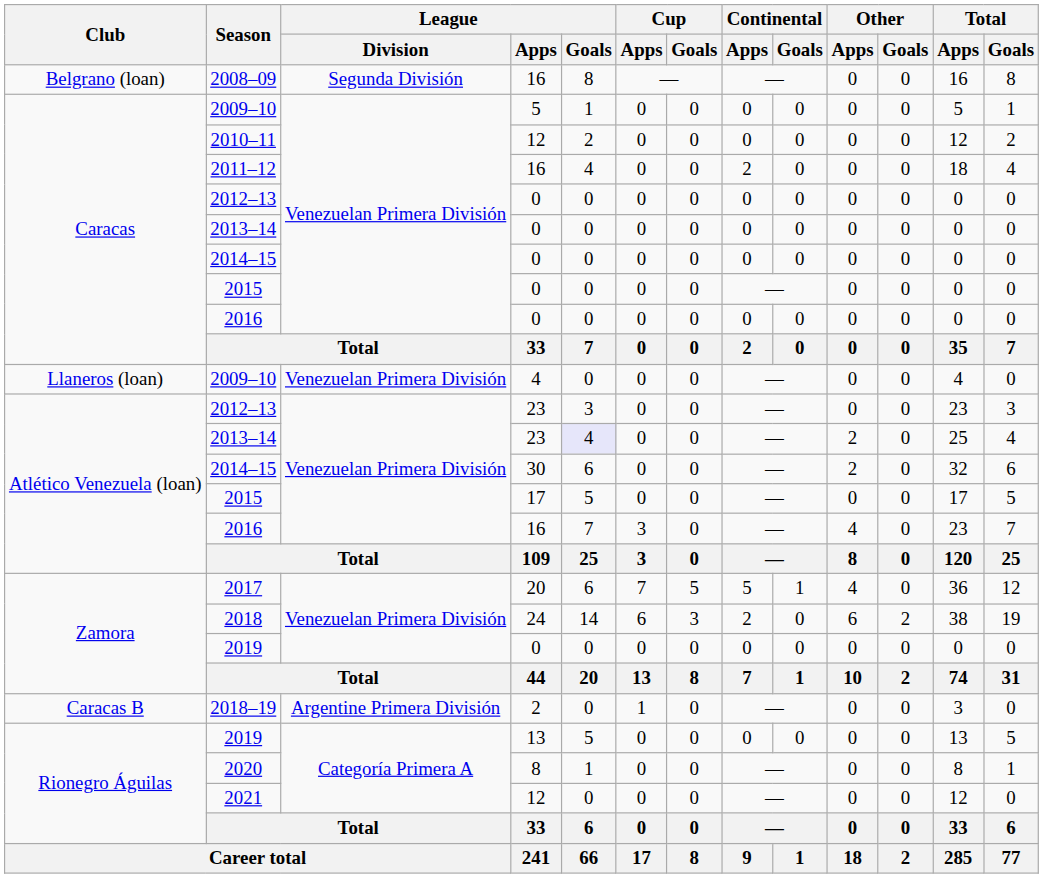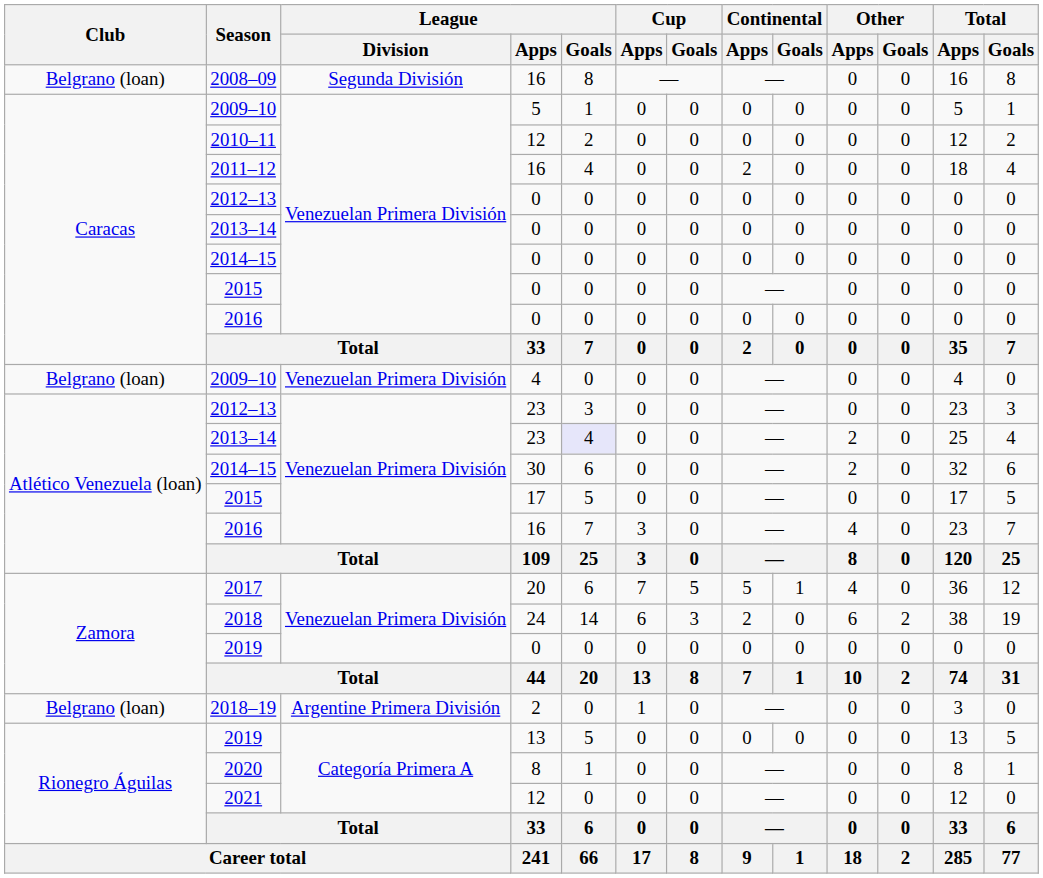(105, 378) Llaneros (loan) -> (105, 378) Belgrano (loan)
(105, 708) Caracas B -> (105, 708) Belgrano (loan)
